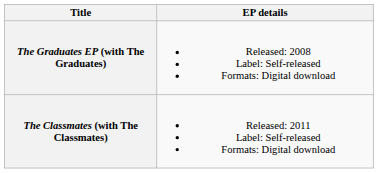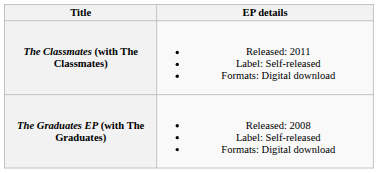rows swapped: (81, 58) <-> (81, 131)
